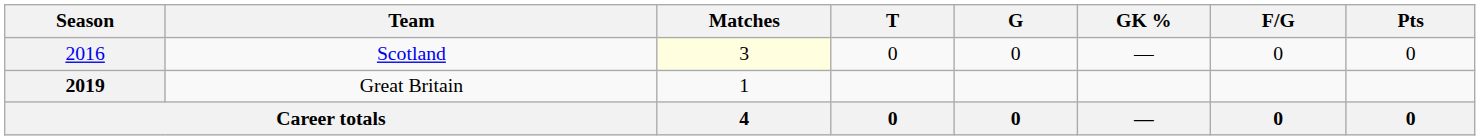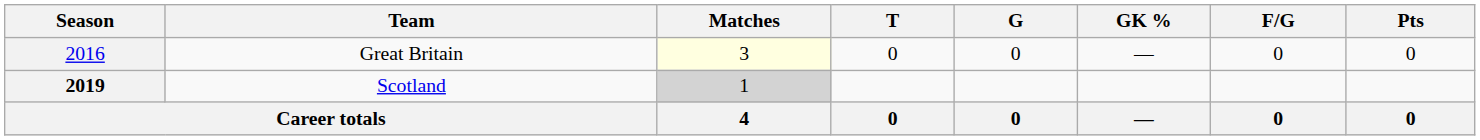(411, 53) Scotland -> (411, 53) Great Britain
(411, 86) Great Britain -> (411, 86) Scotland
(744, 86) no background -> (744, 86) lightgrey background
